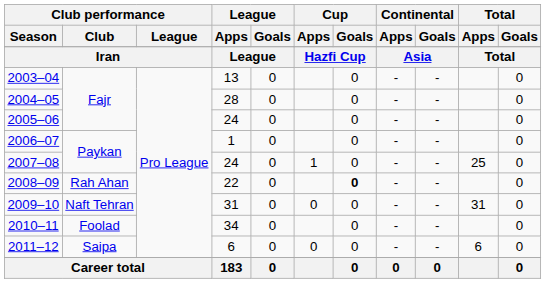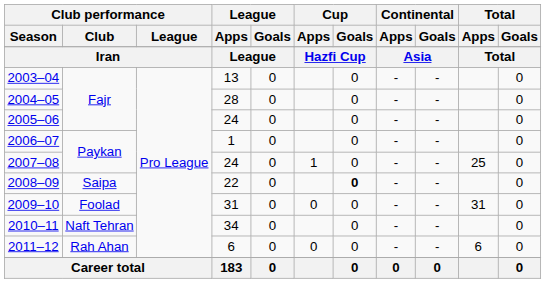(100, 183) Rah Ahan -> (100, 183) Saipa
(100, 204) Naft Tehran -> (100, 204) Foolad
(100, 225) Foolad -> (100, 225) Naft Tehran
(100, 246) Saipa -> (100, 246) Rah Ahan
